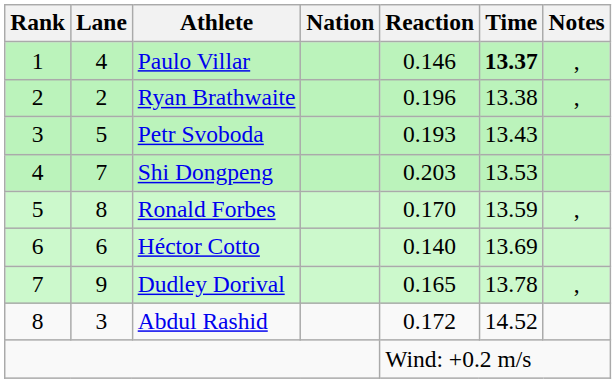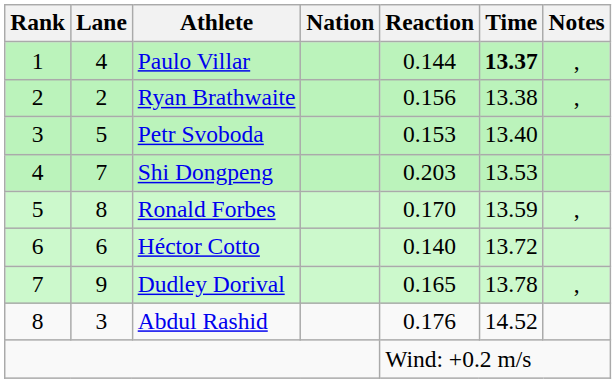(430, 60) 0.146 -> (430, 60) 0.144
(430, 97) 0.196 -> (430, 97) 0.156
(430, 135) 0.193 -> (430, 135) 0.153
(511, 135) 13.43 -> (511, 135) 13.40
(511, 246) 13.69 -> (511, 246) 13.72
(430, 321) 0.172 -> (430, 321) 0.176
